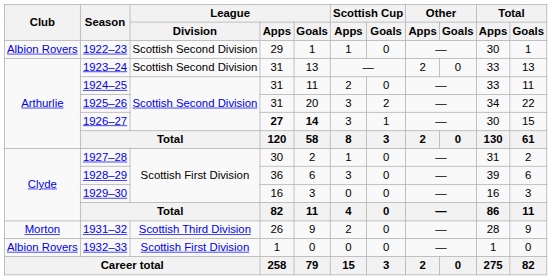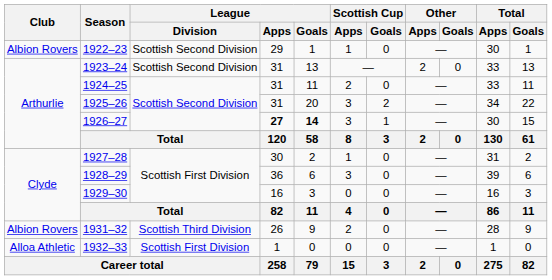(42, 229) Morton -> (42, 229) Albion Rovers
(42, 247) Albion Rovers -> (42, 247) Alloa Athletic
